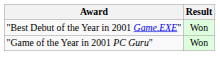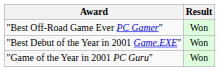+ row: (85, 27)
